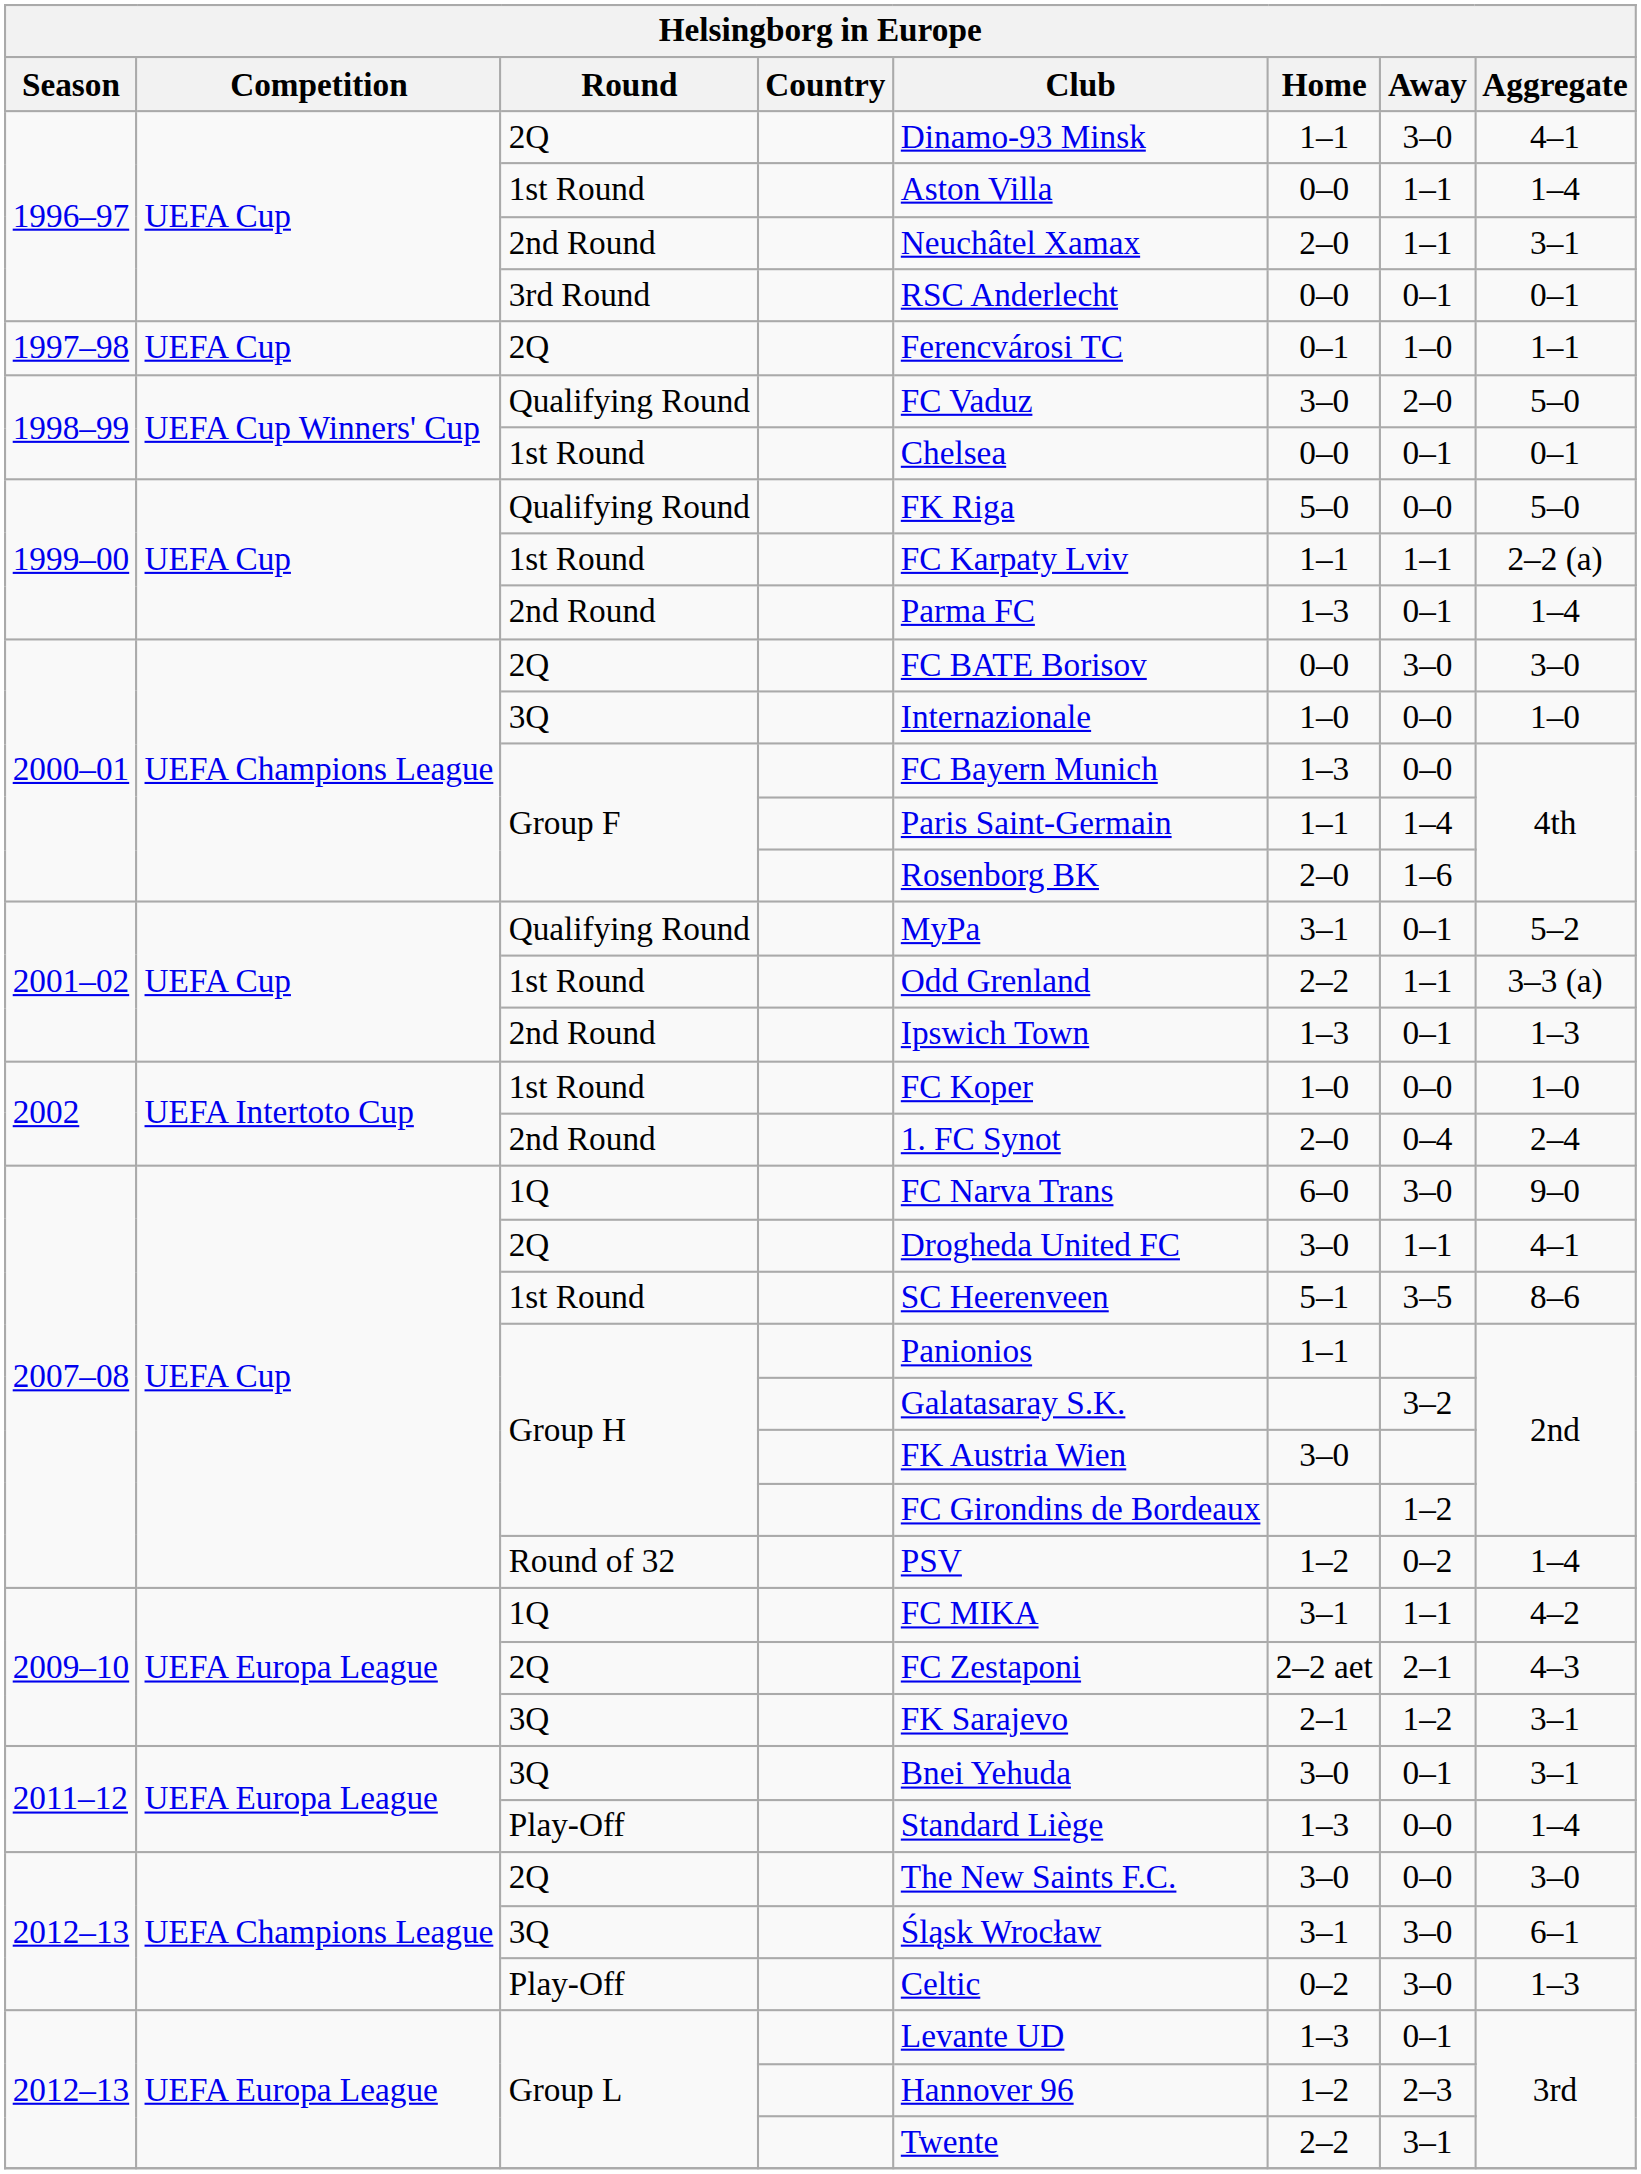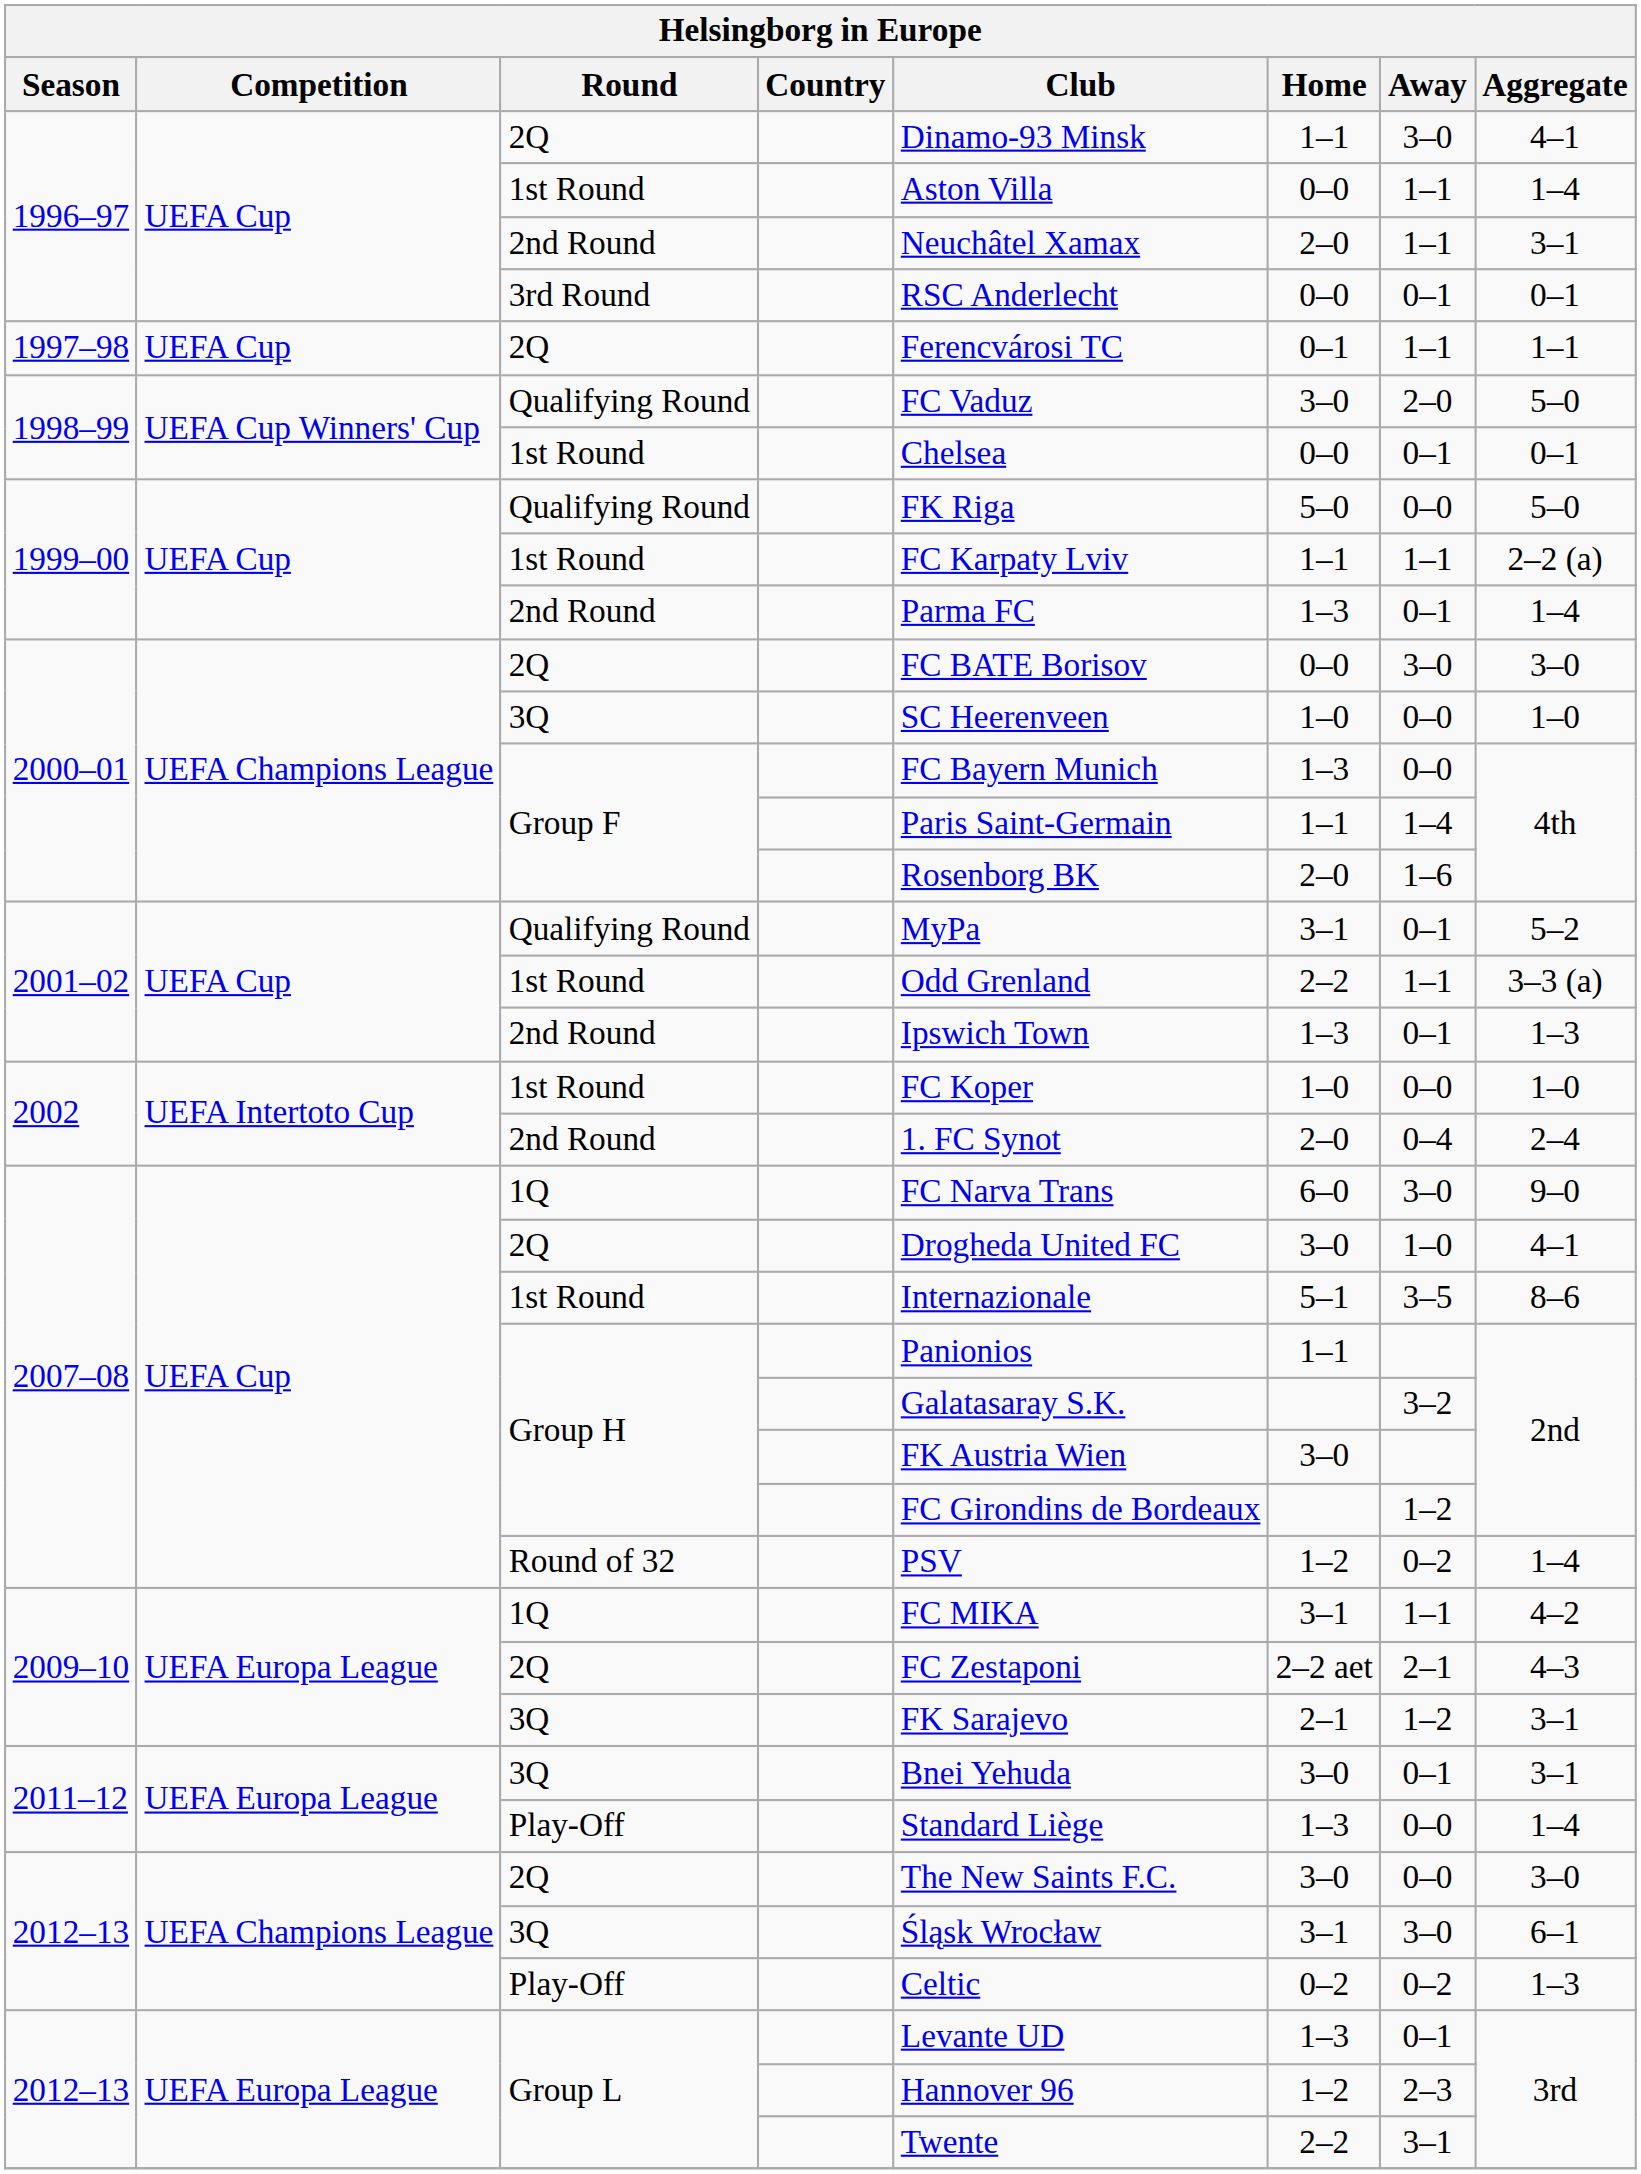(1428, 347) 1–0 -> (1428, 347) 1–1
(996, 717) Internazionale -> (1005, 717) SC Heerenveen
(1428, 1244) 1–1 -> (1428, 1244) 1–0
(1005, 1297) SC Heerenveen -> (996, 1297) Internazionale
(1428, 1983) 3–0 -> (1428, 1983) 0–2
